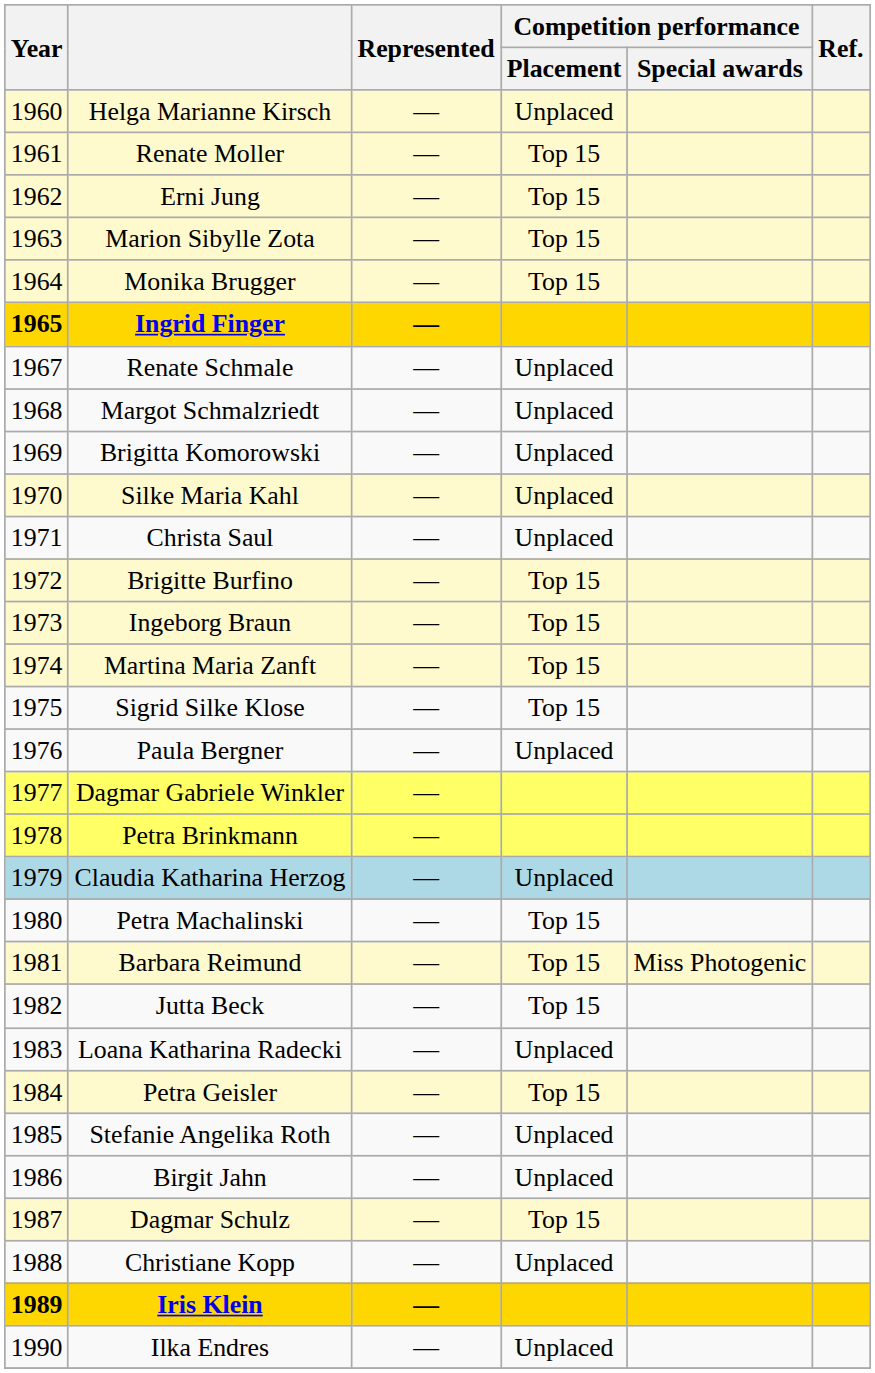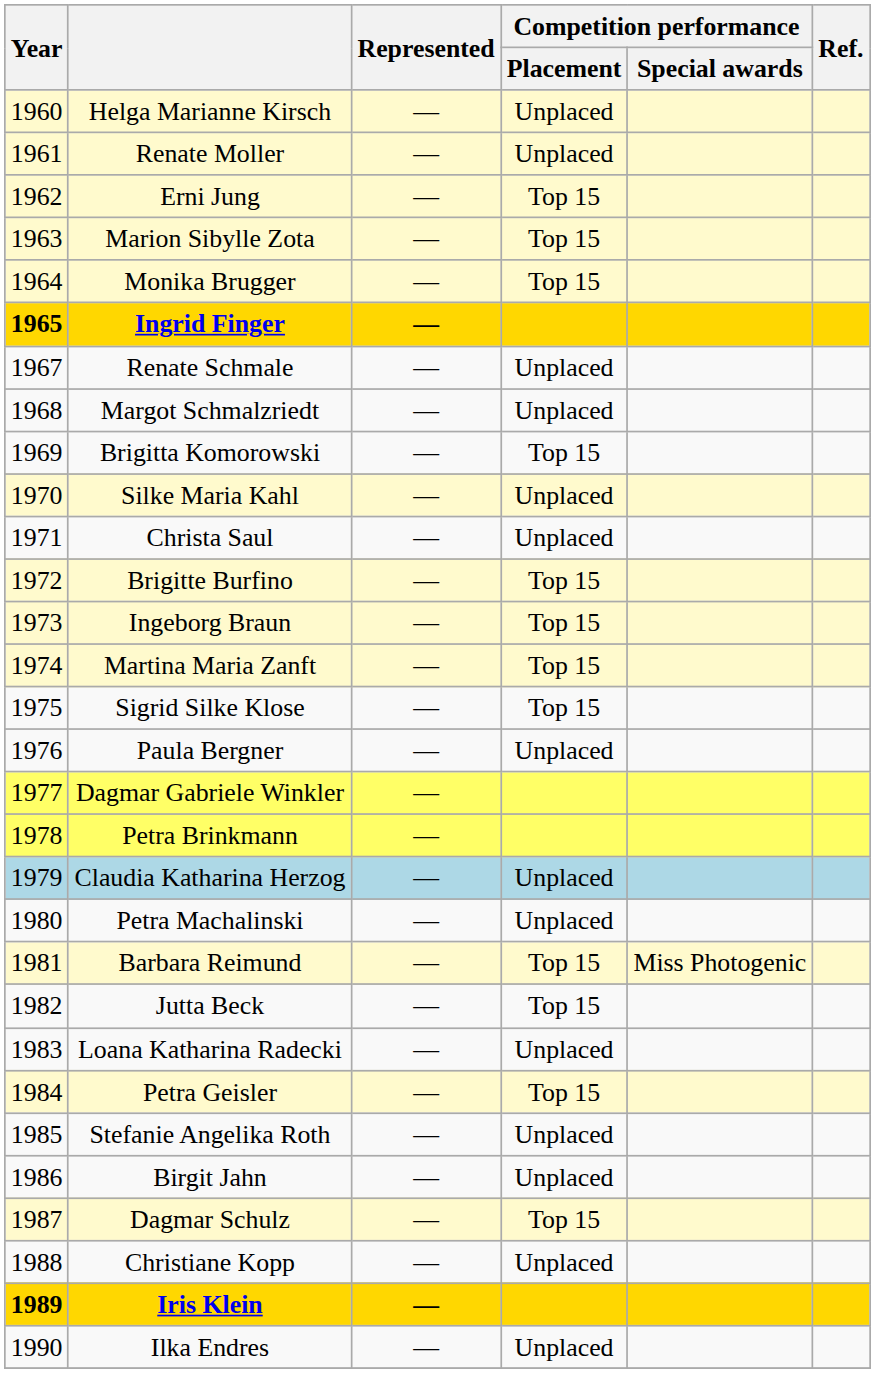(564, 153) Top 15 -> (564, 153) Unplaced
(564, 452) Unplaced -> (564, 452) Top 15
(564, 920) Top 15 -> (564, 920) Unplaced
